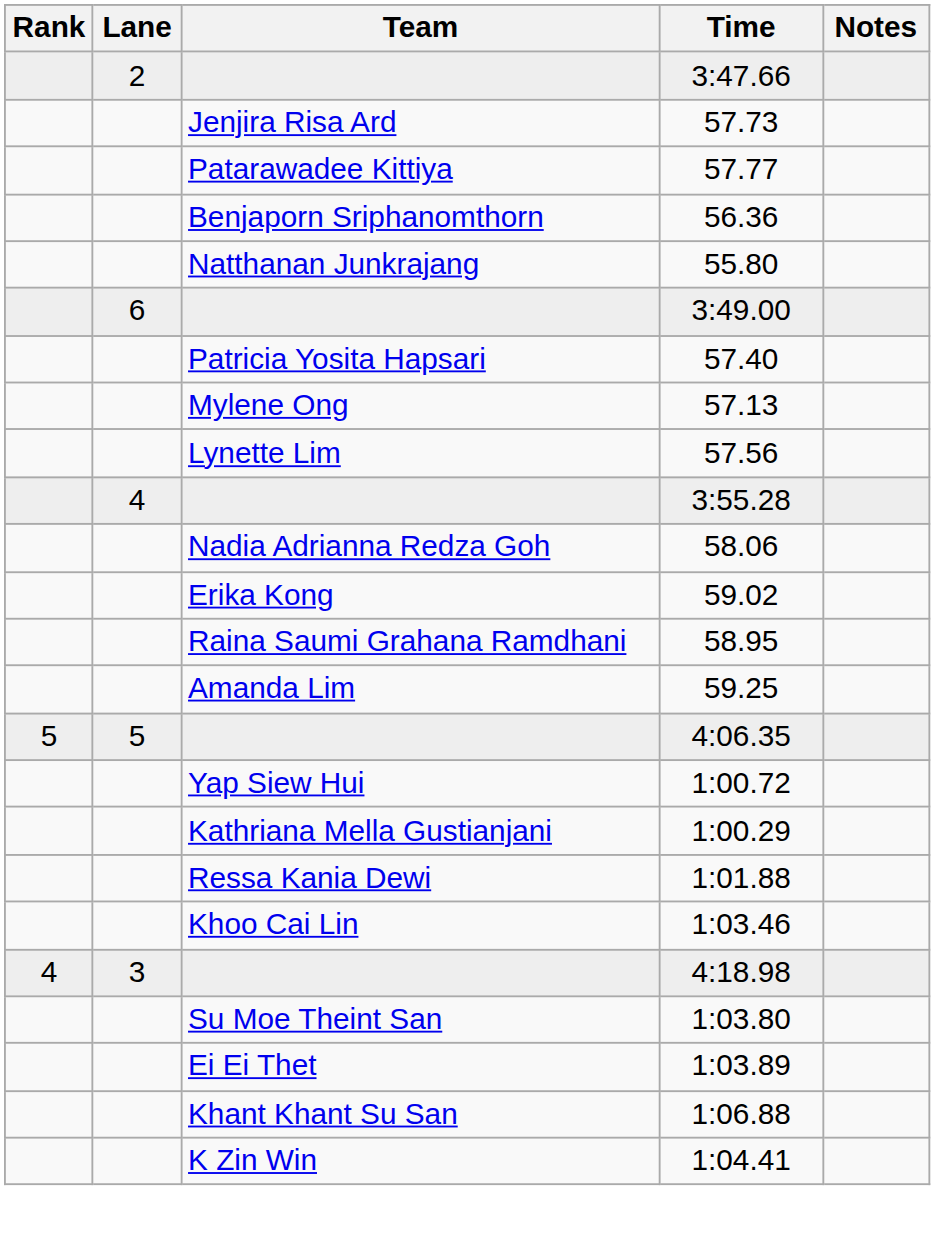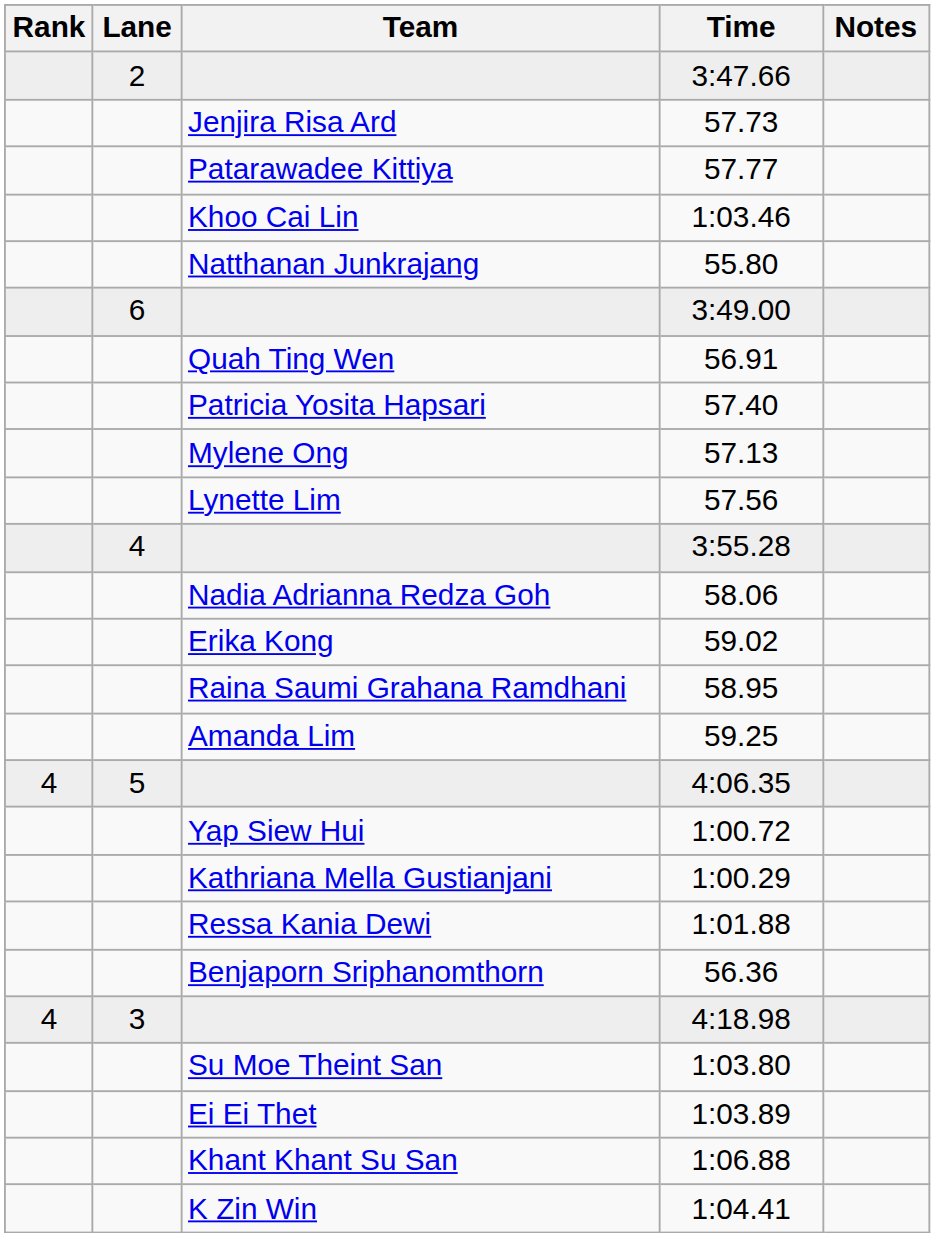rows swapped: (741, 216) <-> (741, 924)
+ row: (741, 358)
(49, 736) 5 -> (49, 783) 4
